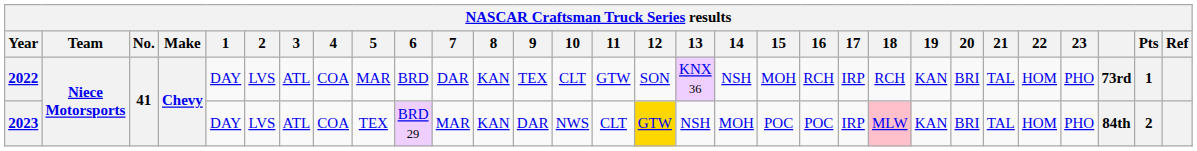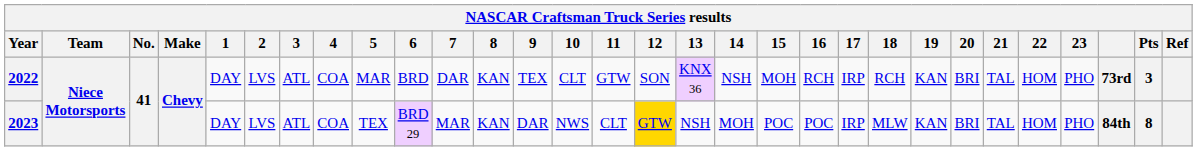(1149, 78) 1 -> (1149, 78) 3
(890, 123) pink background -> (890, 123) no background
(1149, 123) 2 -> (1149, 123) 8
